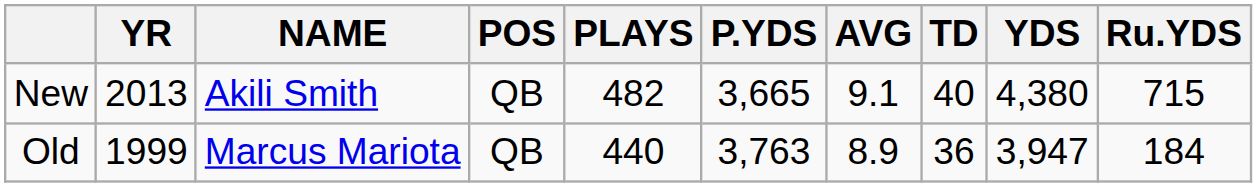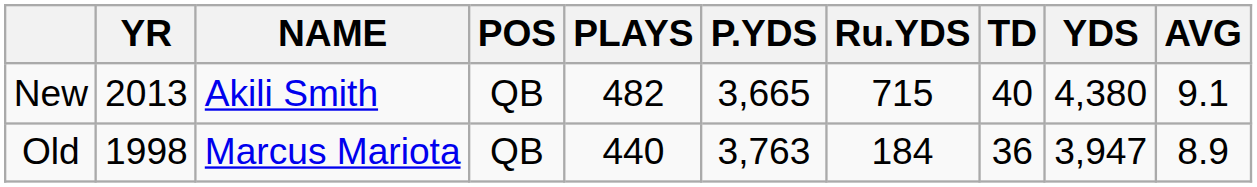columns swapped: (1174, 33) <-> (873, 33)
(146, 151) 1999 -> (146, 151) 1998
